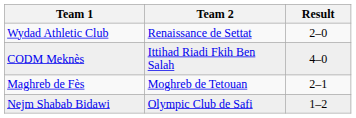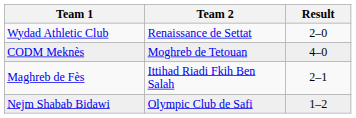(202, 58) Ittihad Riadi Fkih Ben Salah -> (197, 52) Moghreb de Tetouan
(197, 84) Moghreb de Tetouan -> (202, 77) Ittihad Riadi Fkih Ben Salah
